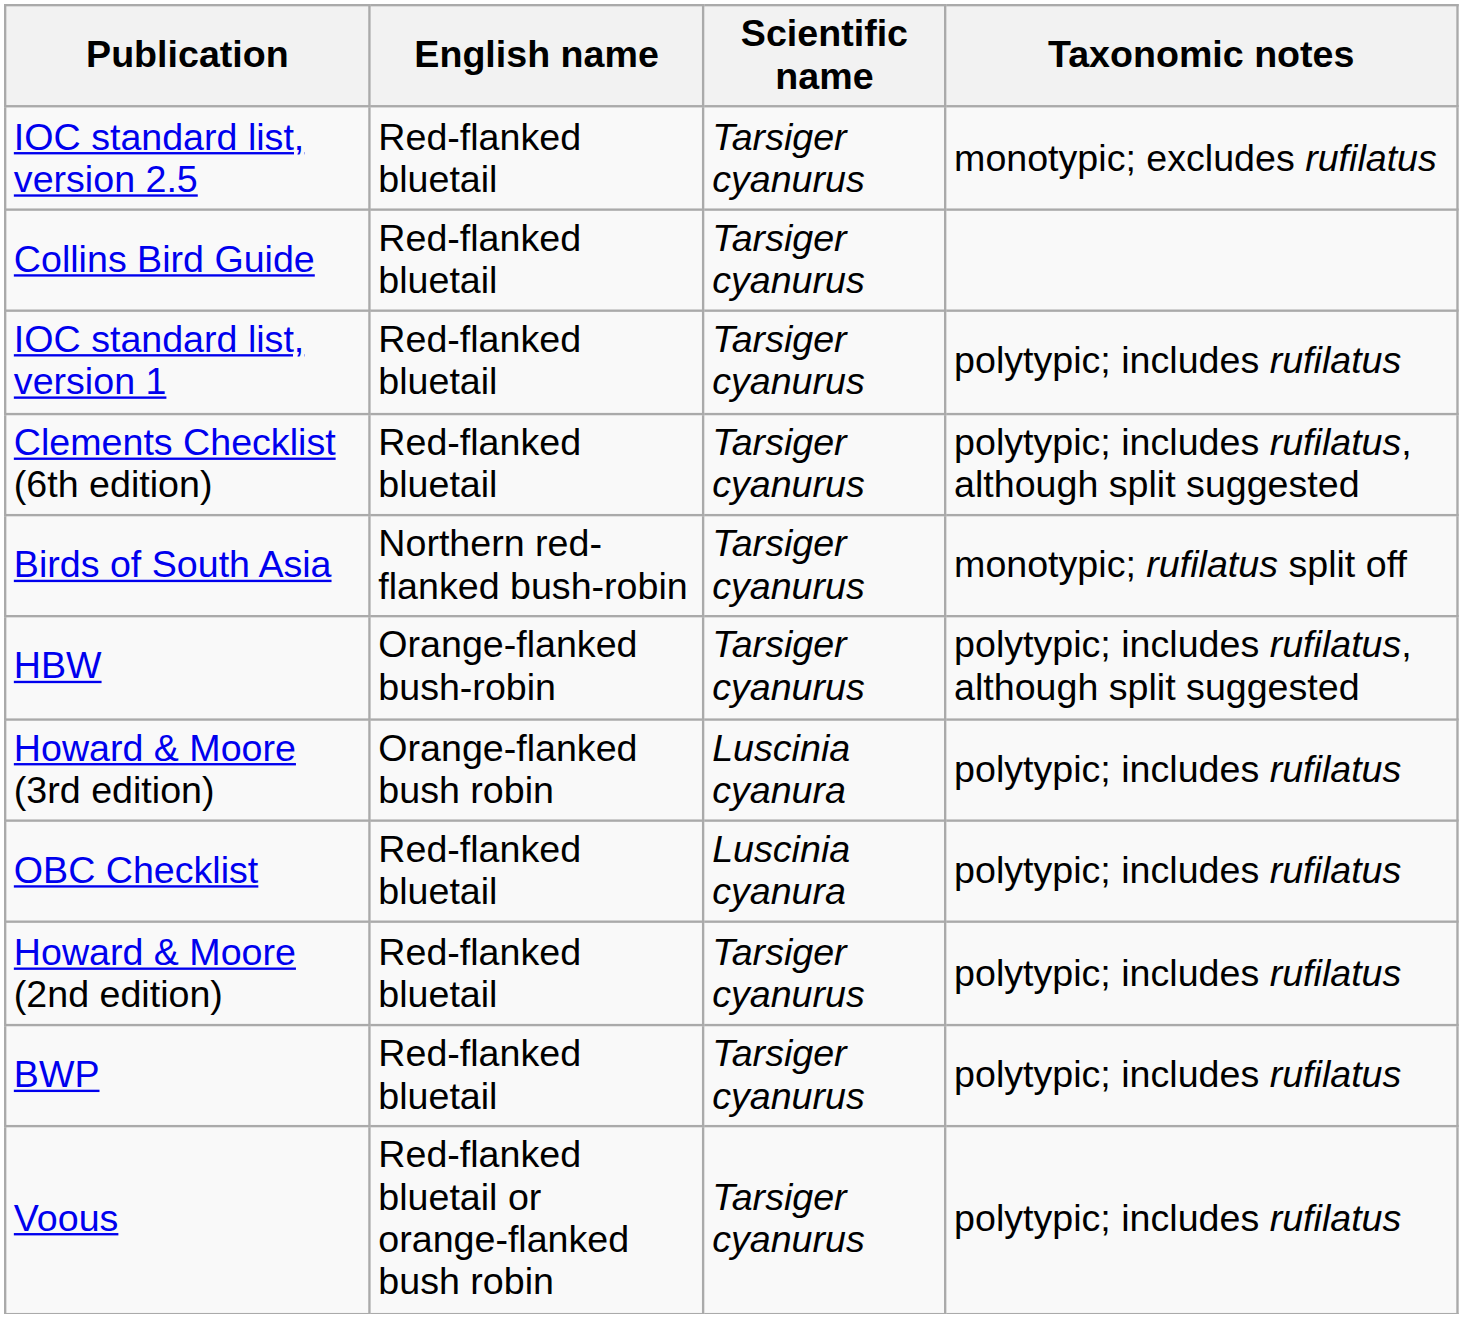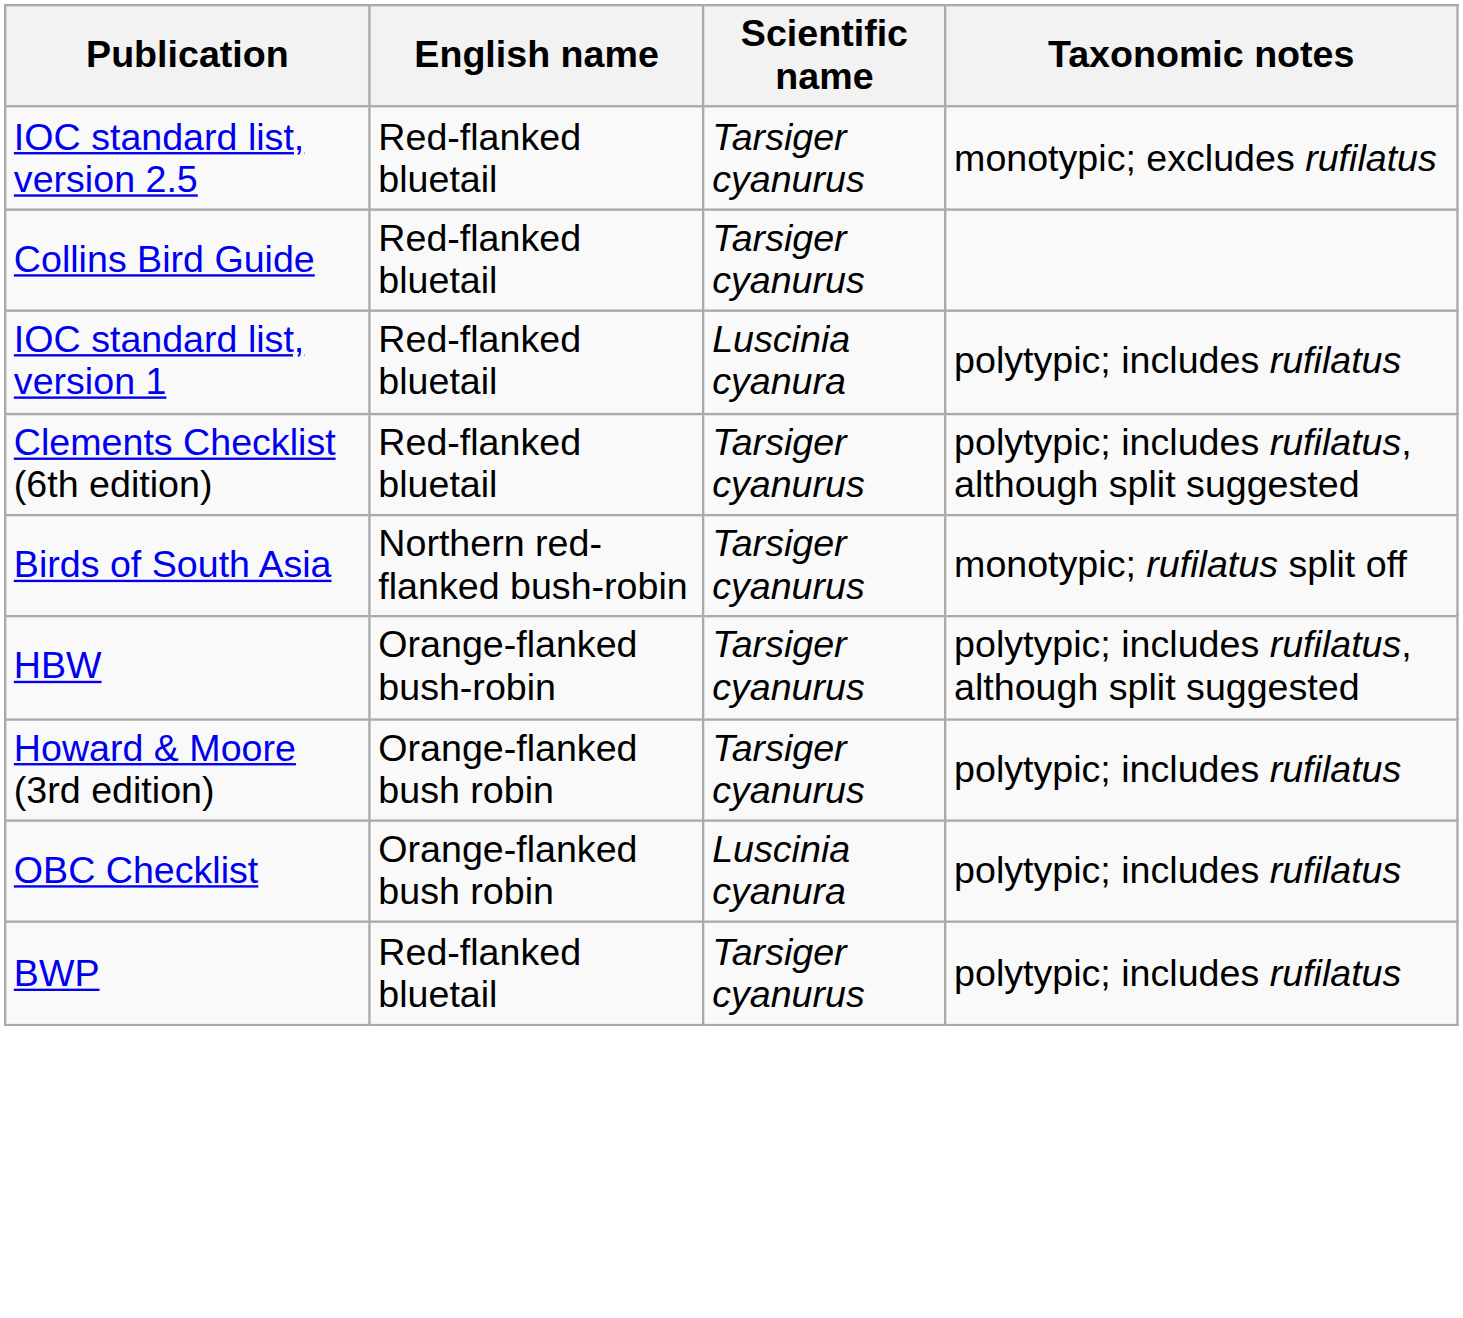(788, 361) Tarsiger cyanurus -> (781, 361) Luscinia cyanura
(781, 768) Luscinia cyanura -> (788, 768) Tarsiger cyanurus
(480, 870) Red-flanked bluetail -> (508, 870) Orange-flanked bush robin
- row: (155, 972)
- row: (66, 1219)
